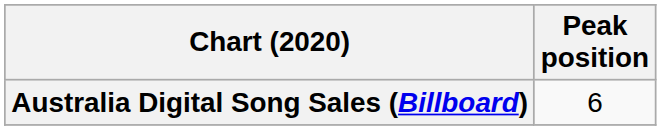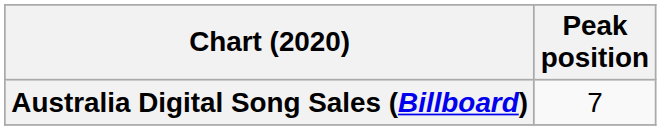(595, 102) 6 -> (595, 102) 7
